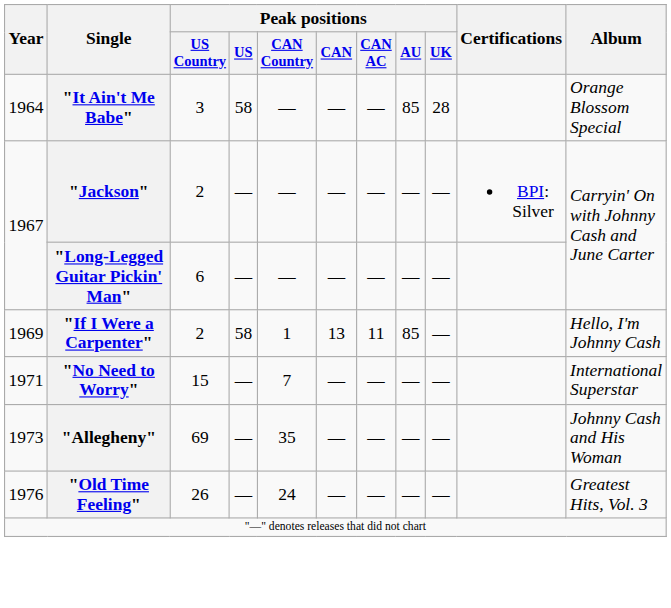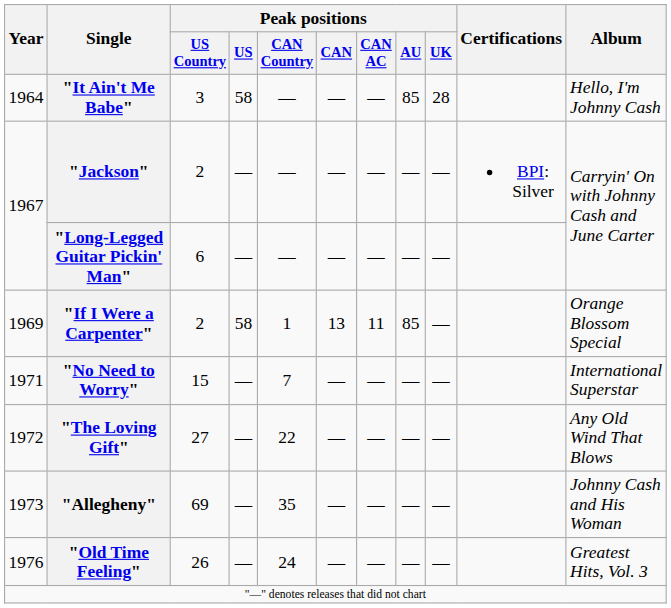(600, 107) Orange Blossom Special -> (615, 97) Hello, I'm Johnny Cash
(615, 333) Hello, I'm Johnny Cash -> (600, 323) Orange Blossom Special
+ row: (109, 437)
